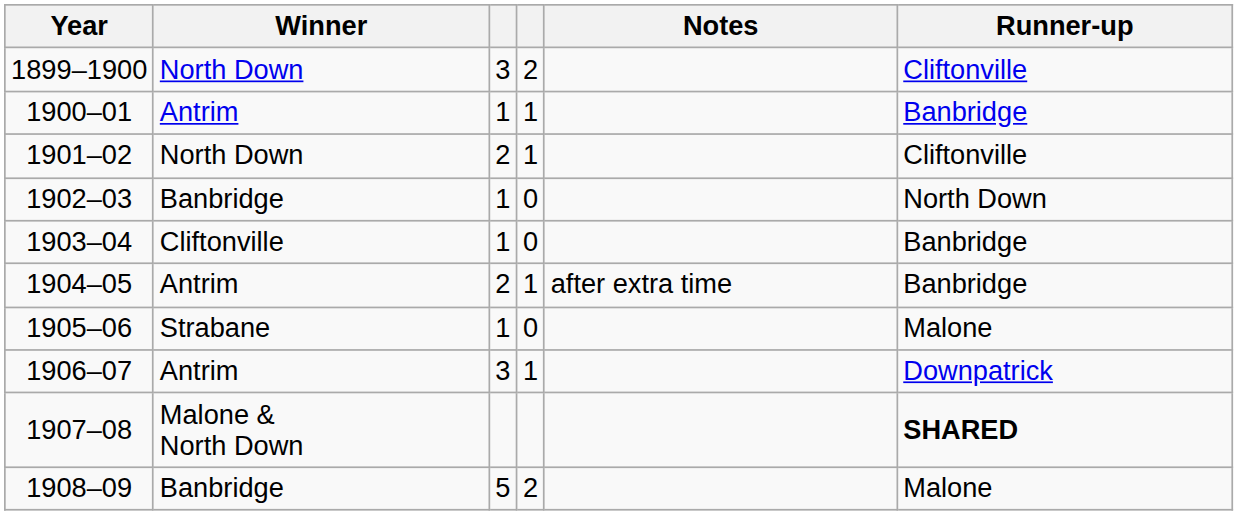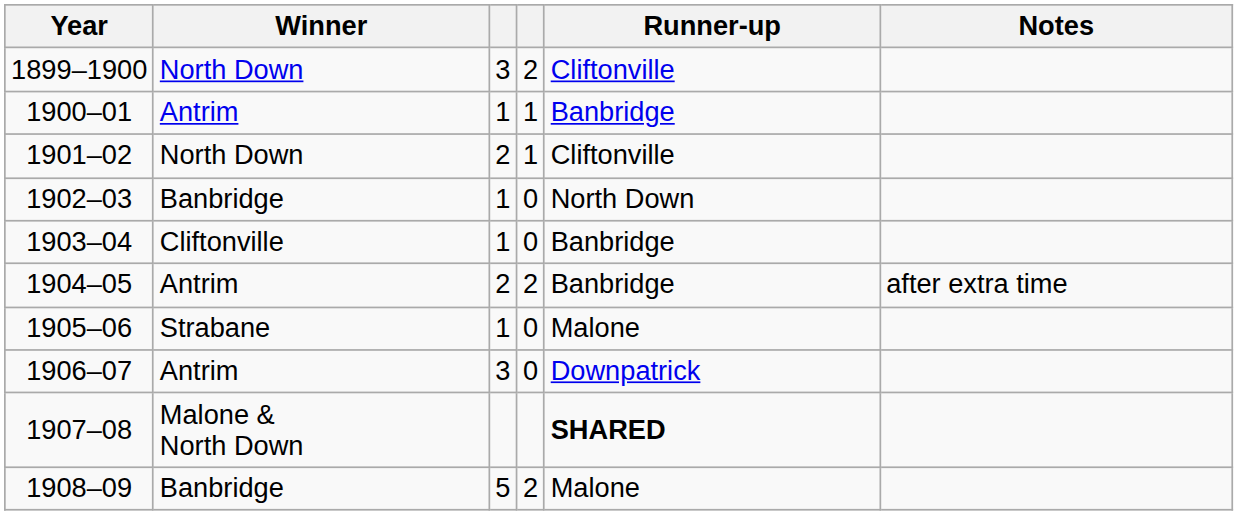columns swapped: (1065, 26) <-> (721, 26)
(531, 284) 1 -> (531, 284) 2
(531, 371) 1 -> (531, 371) 0
